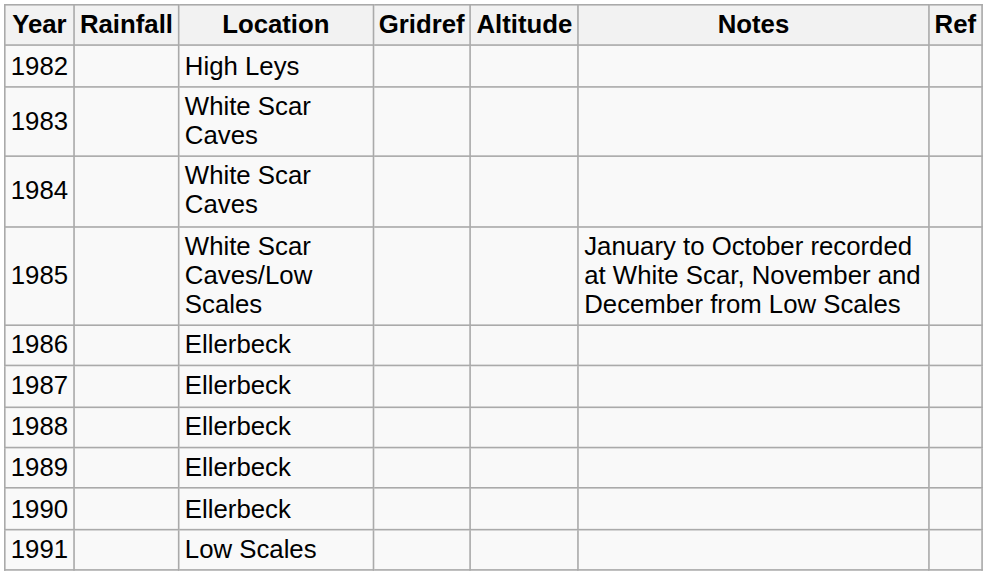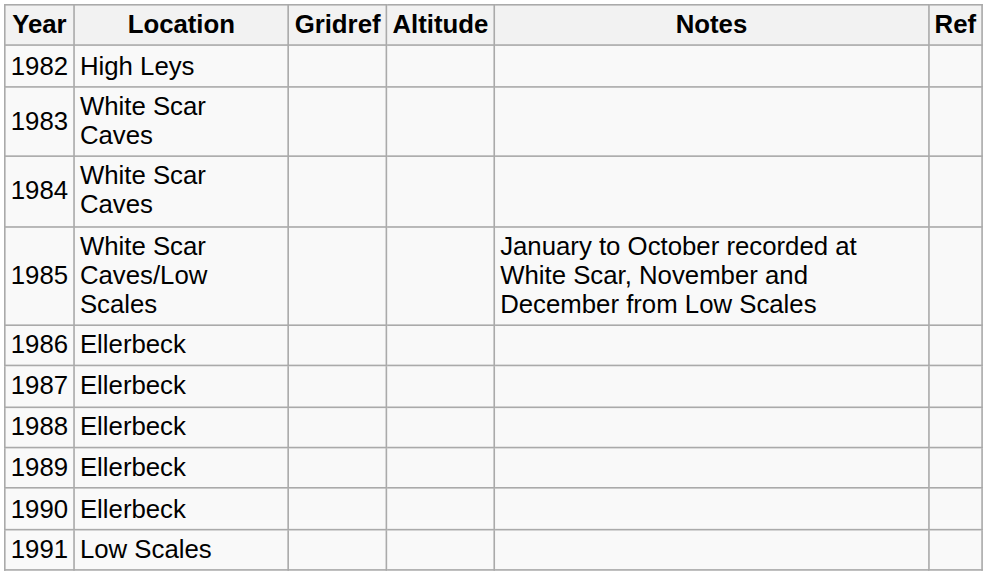- column: (126, 24)
